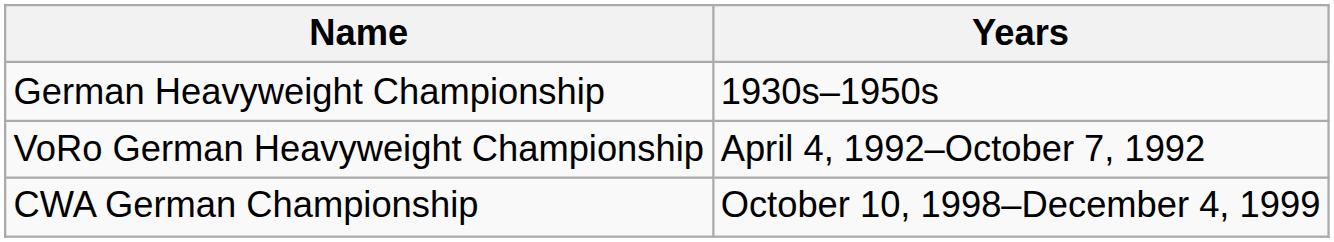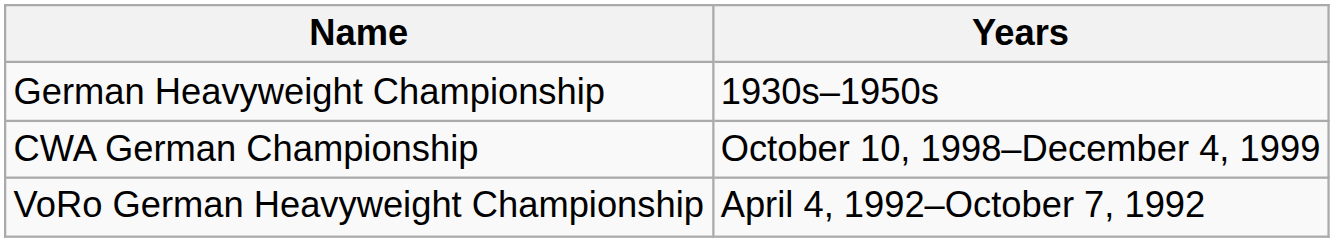rows swapped: (359, 148) <-> (246, 206)
